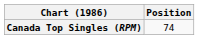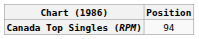(169, 27) 74 -> (169, 27) 94
